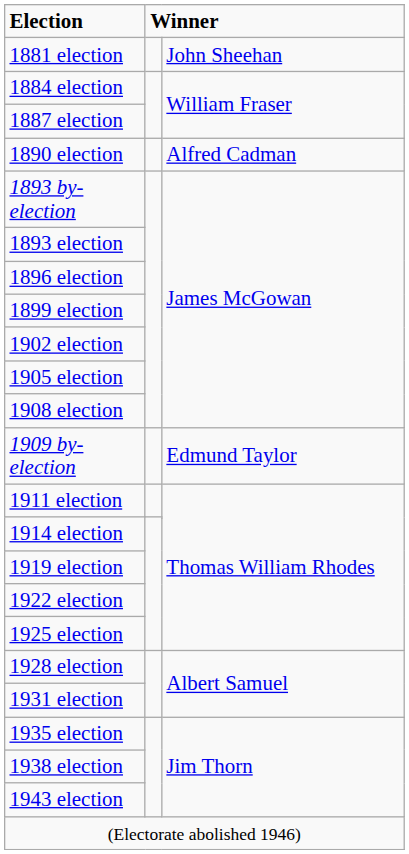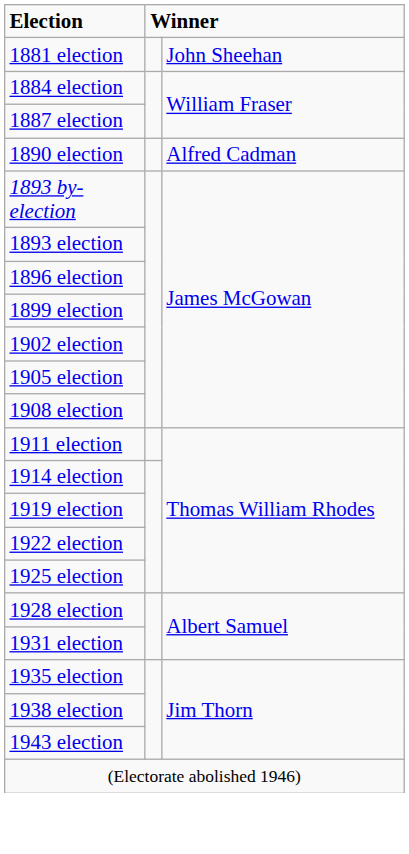- row: (46, 455)
